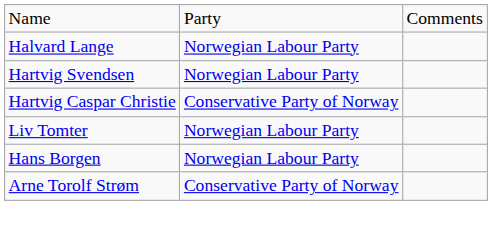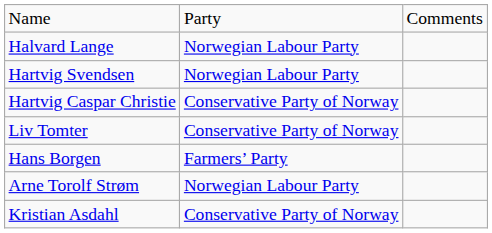(271, 130) Norwegian Labour Party -> (291, 130) Conservative Party of Norway
(271, 158) Norwegian Labour Party -> (236, 158) Farmers’ Party
(291, 185) Conservative Party of Norway -> (271, 185) Norwegian Labour Party
+ row: (64, 213)
